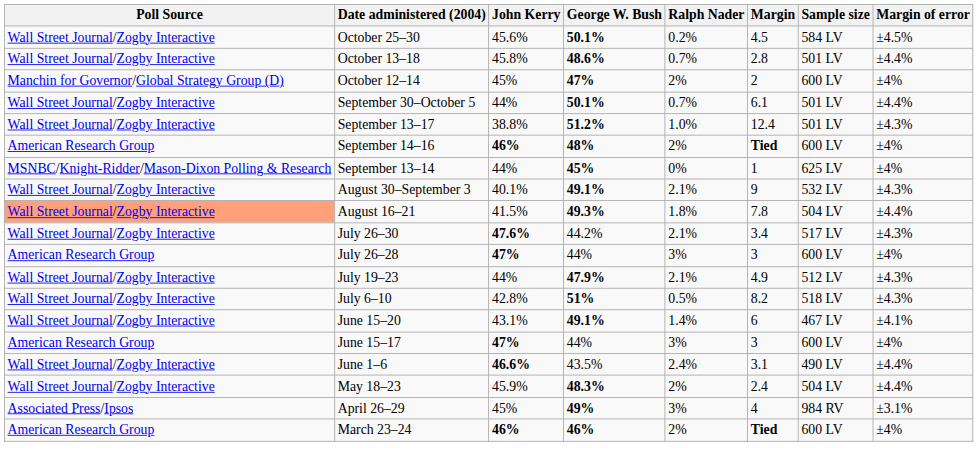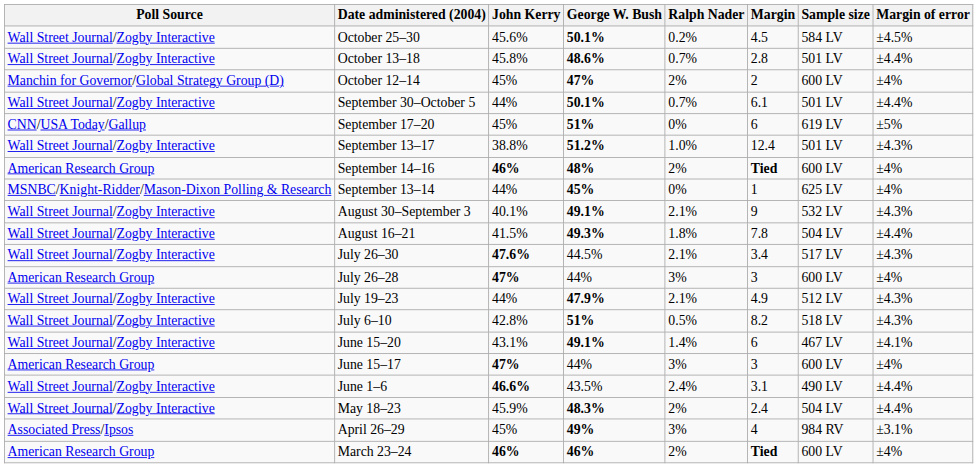+ row: (386, 124)
(111, 211) lightsalmon background -> (111, 233) no background
(585, 233) 44.2% -> (585, 255) 44.5%
